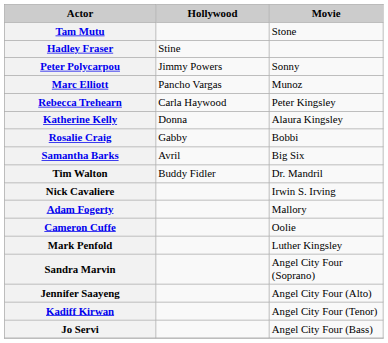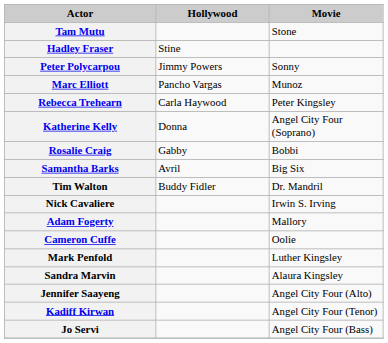(307, 120) Alaura Kingsley -> (307, 127) Angel City Four (Soprano)
(307, 269) Angel City Four (Soprano) -> (307, 275) Alaura Kingsley
